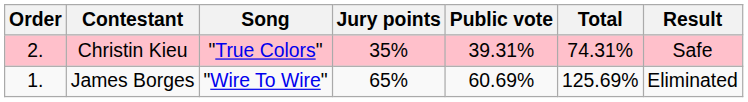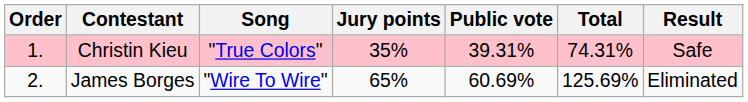(35, 50) 2. -> (35, 50) 1.
(35, 81) 1. -> (35, 81) 2.
